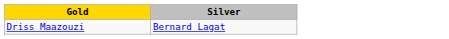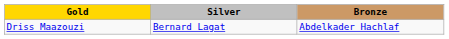+ column: (370, 12)
